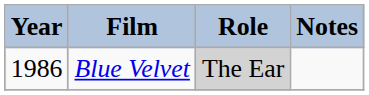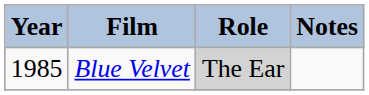(37, 68) 1986 -> (37, 68) 1985
